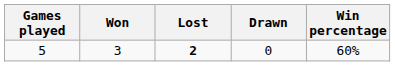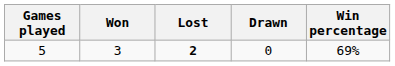(348, 51) 60% -> (348, 51) 69%
